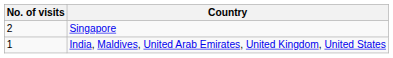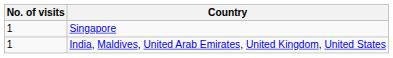(10, 28) 2 -> (10, 28) 1
